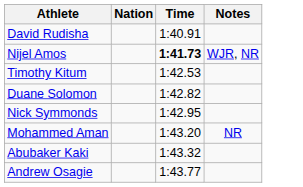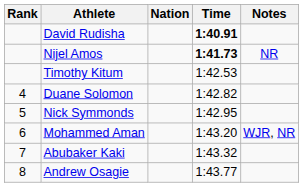+ column: (23, 14)
(180, 34) normal -> (216, 34) bold
(233, 53) WJR, NR -> (269, 53) NR
(233, 133) NR -> (269, 133) WJR, NR
